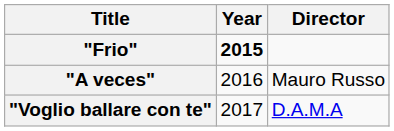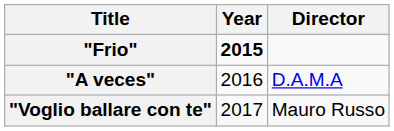(328, 79) Mauro Russo -> (307, 79) D.A.M.A
(307, 110) D.A.M.A -> (328, 110) Mauro Russo
